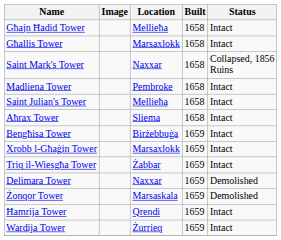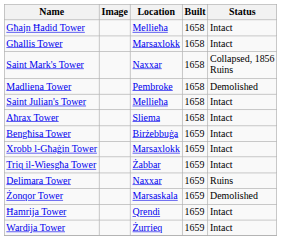(221, 86) Intact -> (234, 86) Demolished
(234, 180) Demolished -> (222, 180) Ruins
